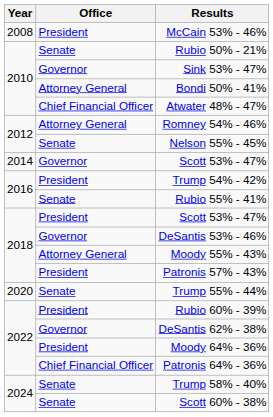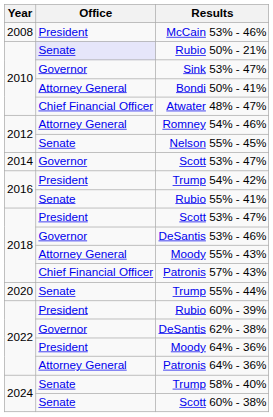(57, 50) no background -> (57, 50) lavender background
(63, 273) President -> (96, 273) Chief Financial Officer
(96, 365) Chief Financial Officer -> (83, 365) Attorney General
